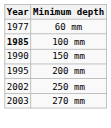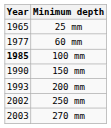+ row: (69, 27)
(18, 71) 1995 -> (18, 86) 1993
